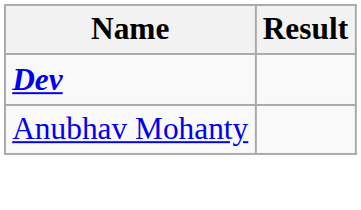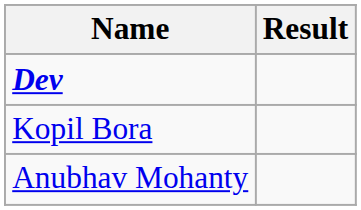+ row: (82, 128)
